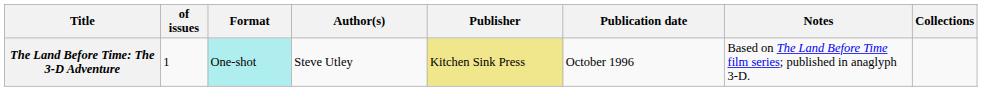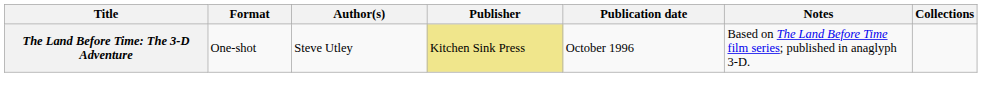- column: (184, 21)
(233, 62) paleturquoise background -> (233, 48) no background
